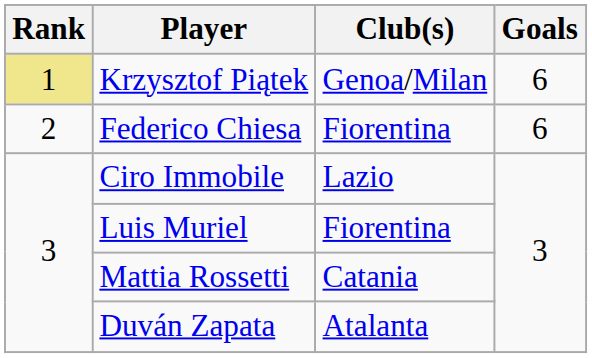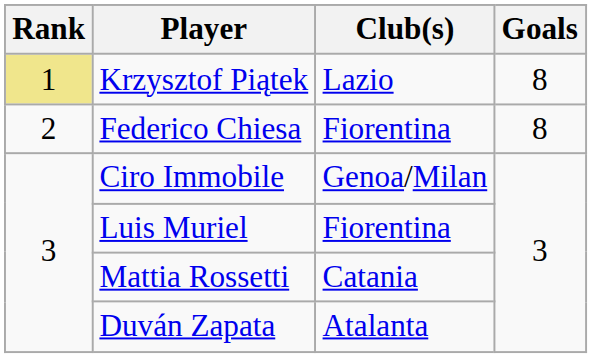(405, 78) Genoa/Milan -> (358, 78) Lazio
(540, 78) 6 -> (540, 78) 8
(540, 128) 6 -> (540, 128) 8
(358, 177) Lazio -> (405, 177) Genoa/Milan
